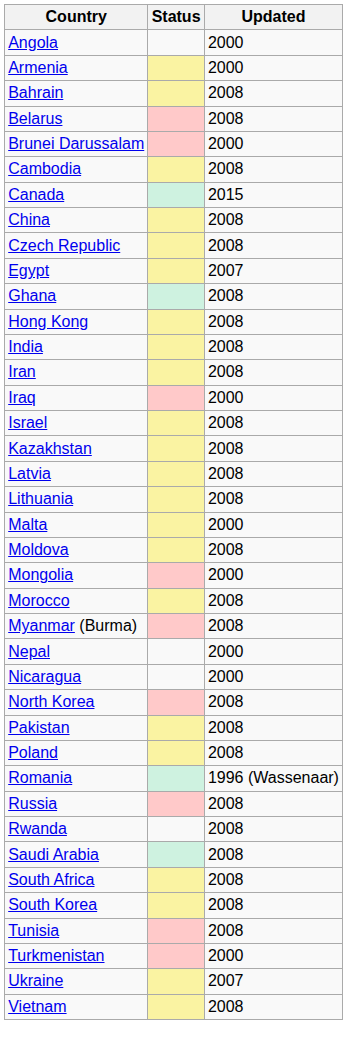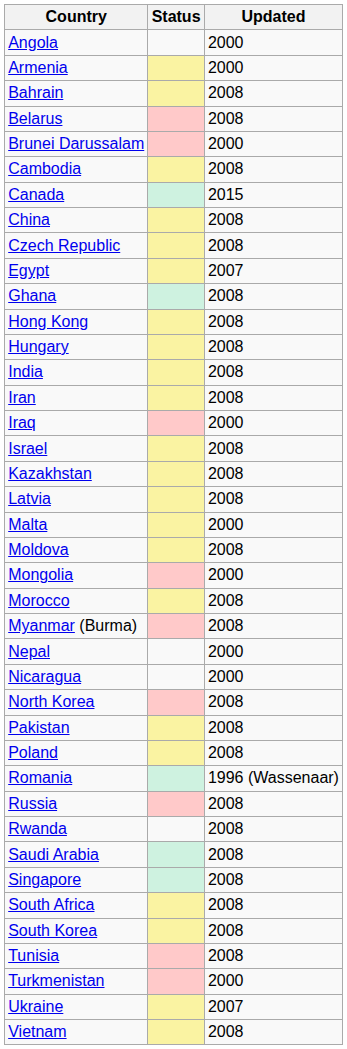+ row: (38, 347)
- row: (41, 499)
+ row: (45, 879)
